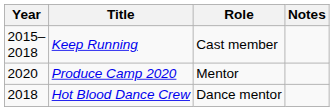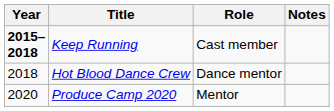(26, 44) normal -> (26, 44) bold
rows swapped: (121, 95) <-> (114, 73)
